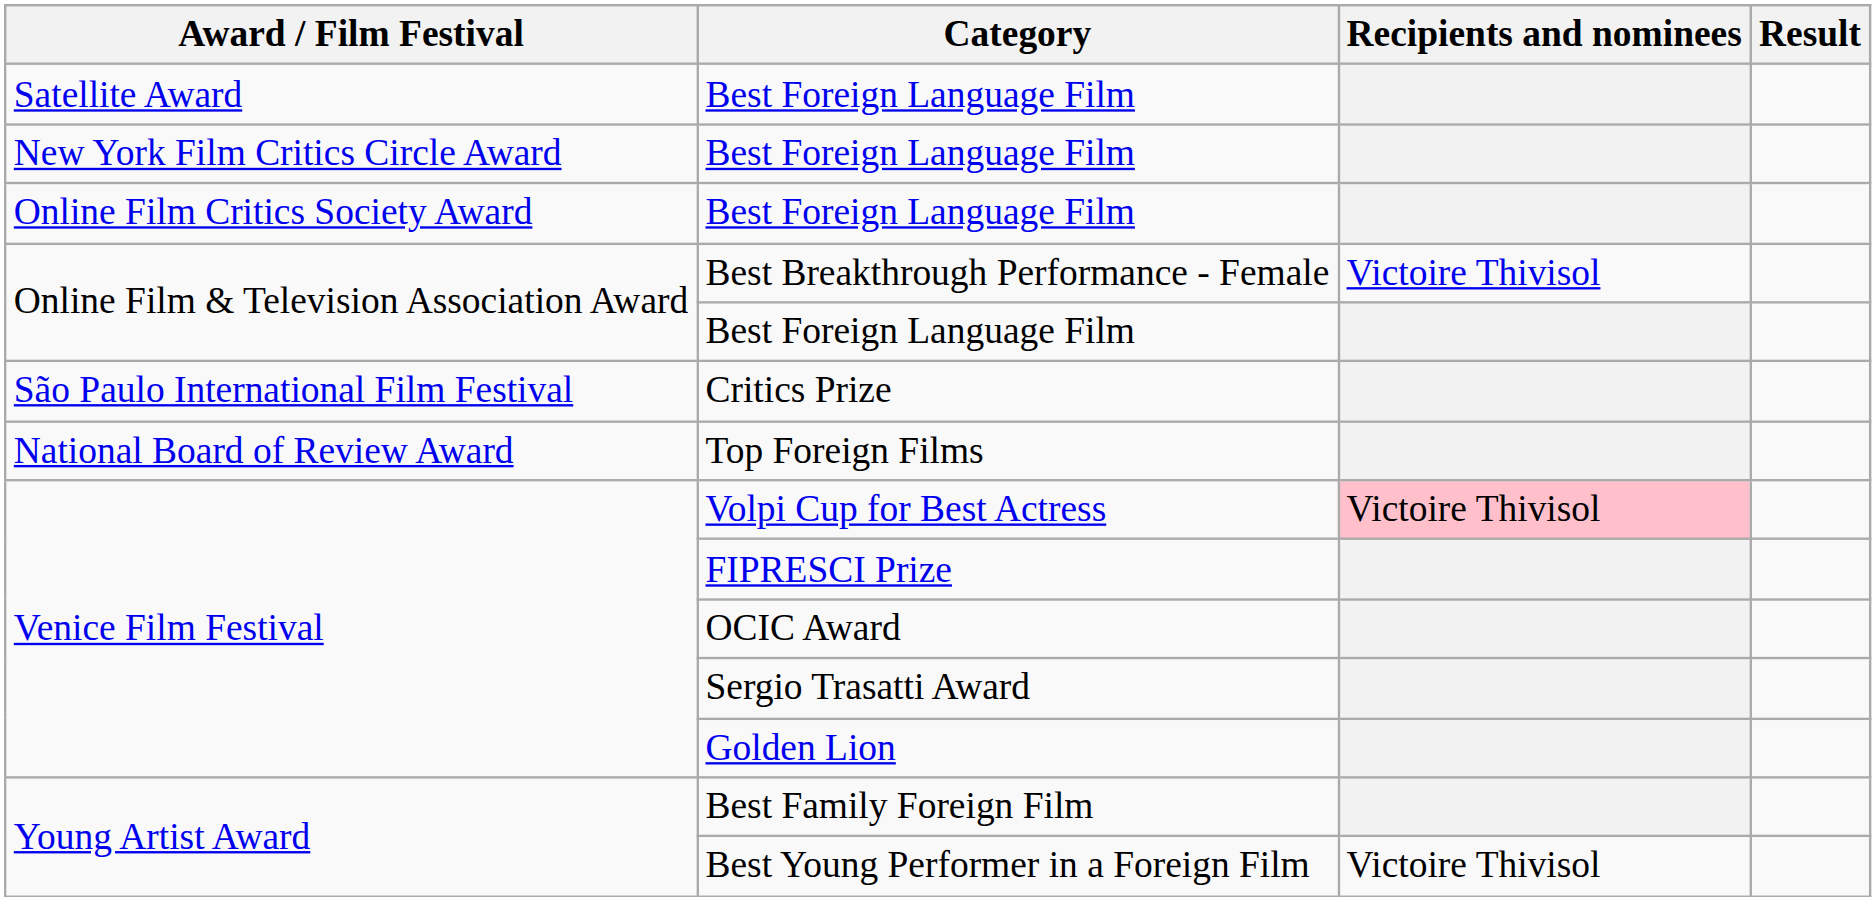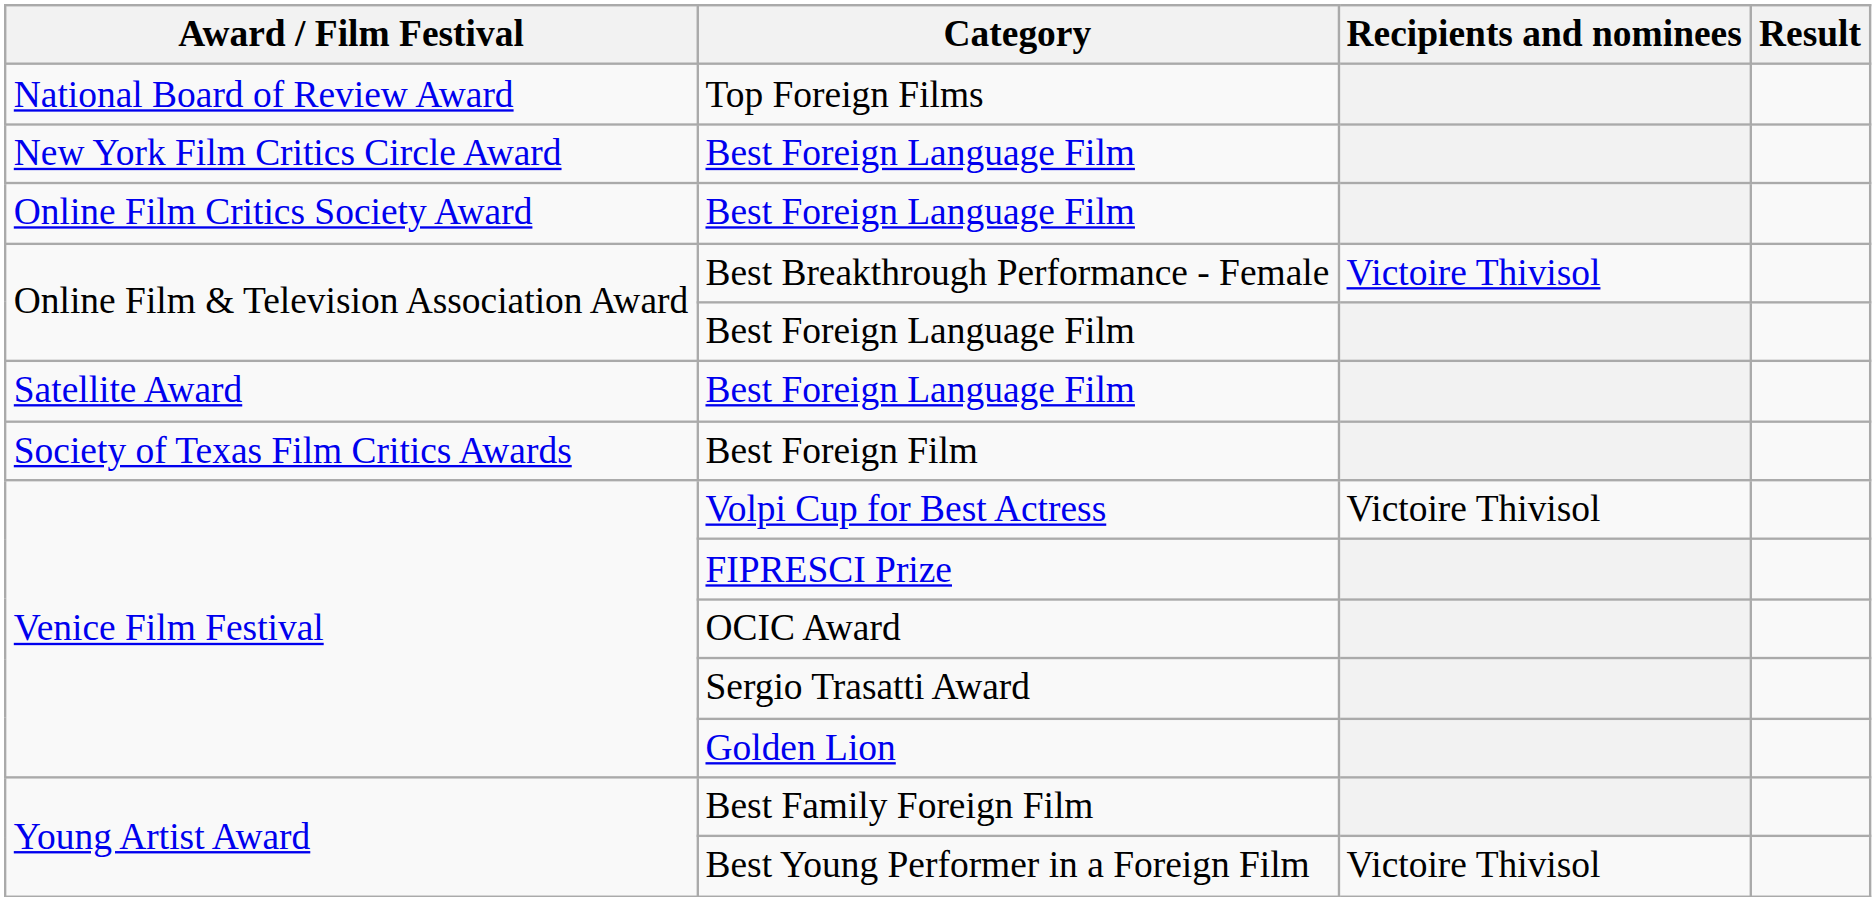rows swapped: (264, 449) <-> (128, 93)
- row: (294, 390)
+ row: (293, 449)
(1474, 509) pink background -> (1474, 509) no background
